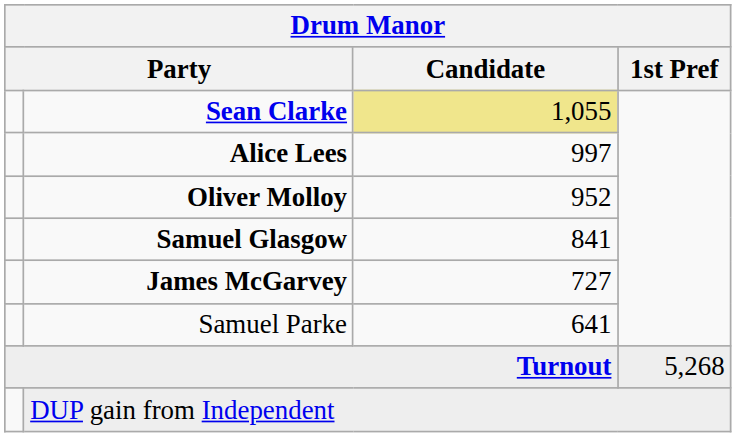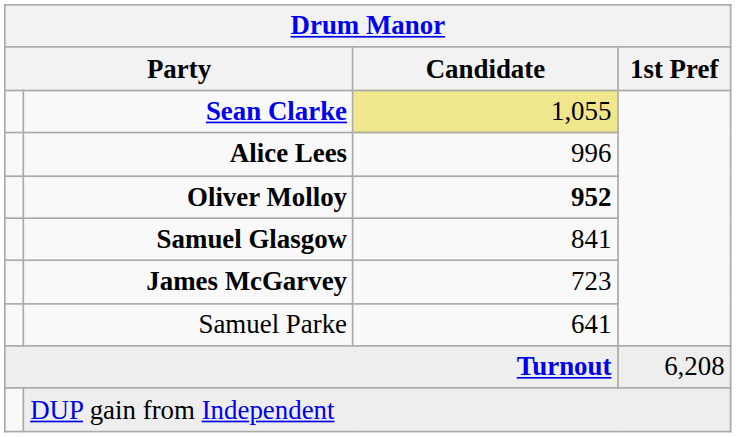(591, 153) 997 -> (591, 153) 996
(591, 196) normal -> (591, 196) bold
(591, 281) 727 -> (591, 281) 723
(694, 366) 5,268 -> (694, 366) 6,208
